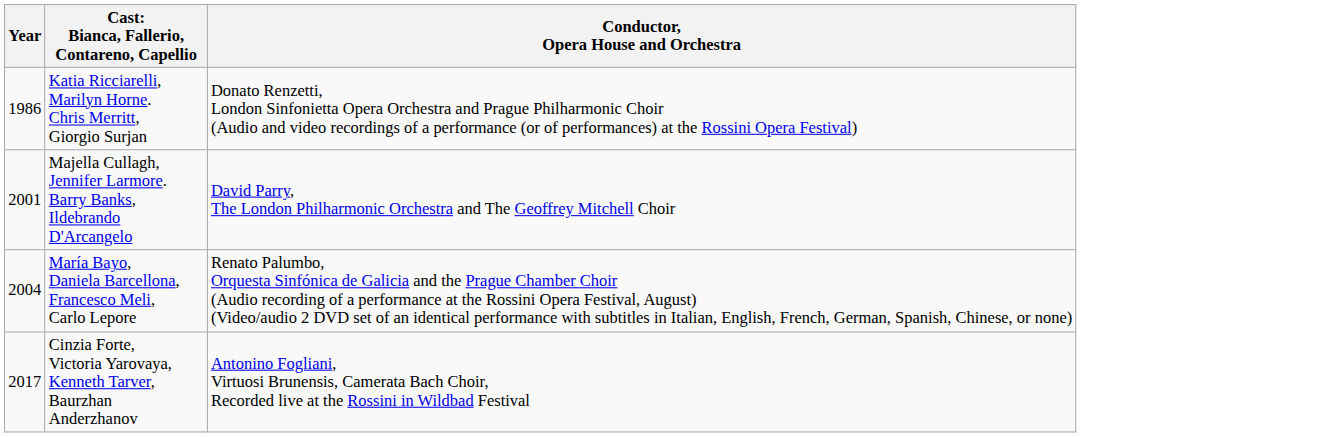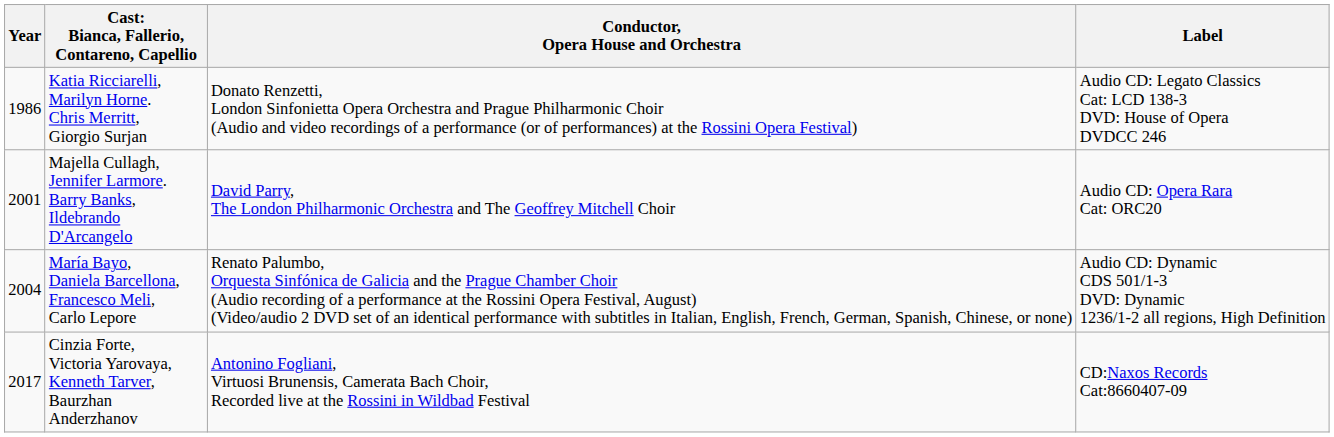+ column: (1203, 36)
